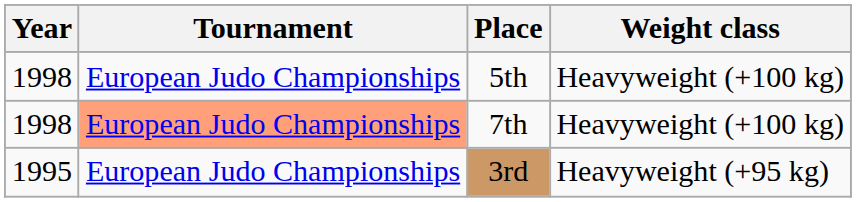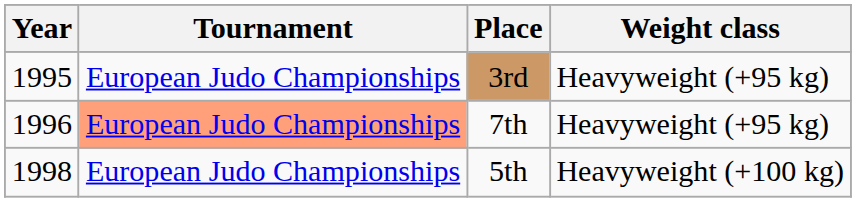rows swapped: (508, 76) <-> (508, 171)
(42, 123) 1998 -> (42, 123) 1996
(700, 123) Heavyweight (+100 kg) -> (693, 123) Heavyweight (+95 kg)
